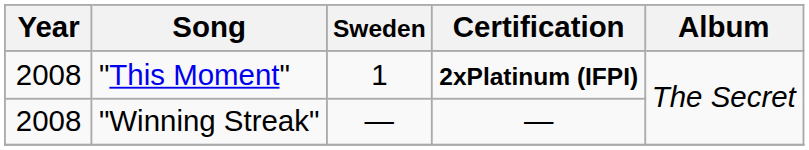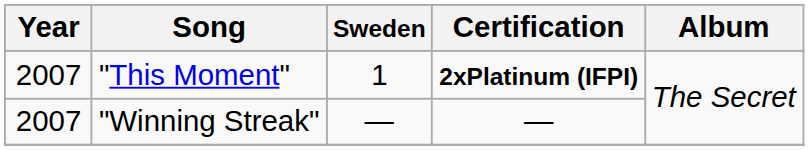(49, 74) 2008 -> (49, 74) 2007
(49, 121) 2008 -> (49, 121) 2007
